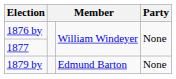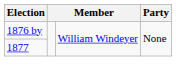- row: (25, 64)
